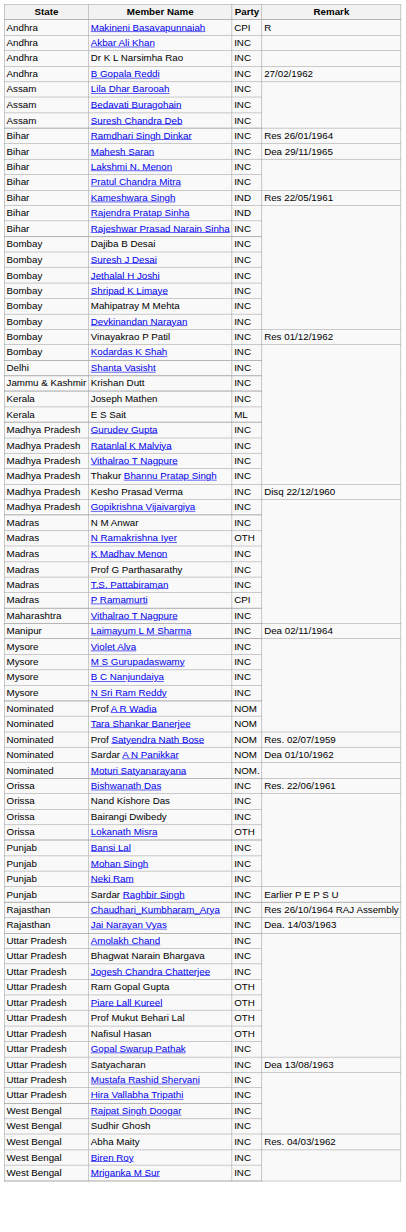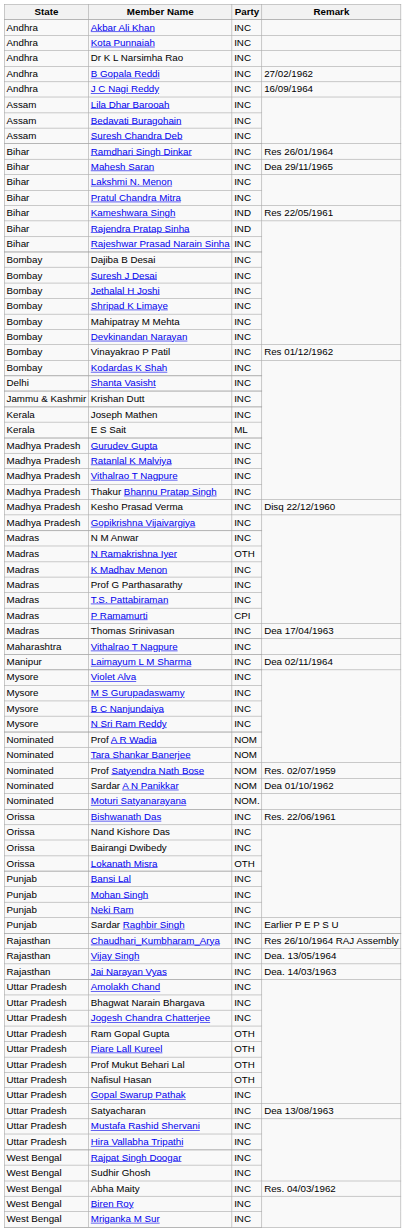- row: (22, 27)
+ row: (22, 43)
+ row: (22, 89)
+ row: (23, 631)
+ row: (29, 956)
